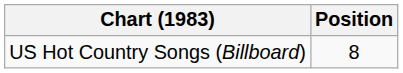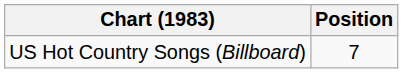(354, 51) 8 -> (354, 51) 7
